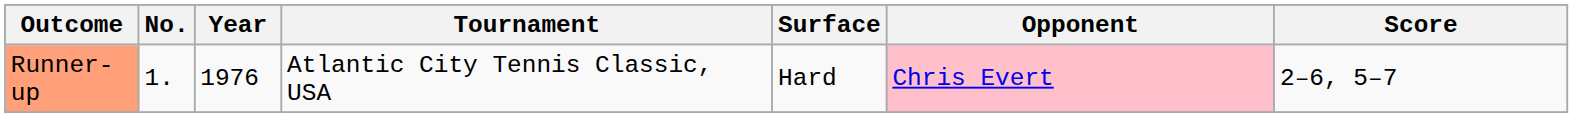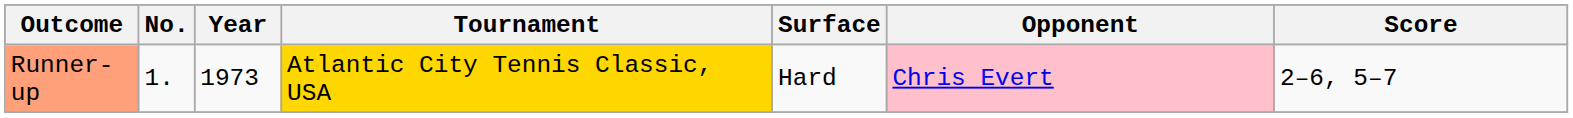(230, 79) 1976 -> (230, 79) 1973
(500, 79) no background -> (500, 79) gold background
